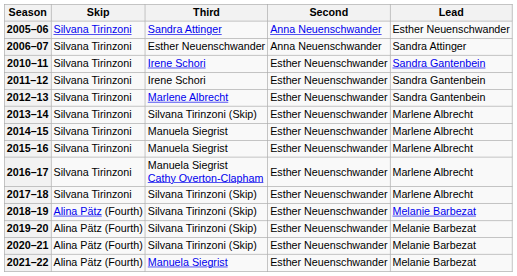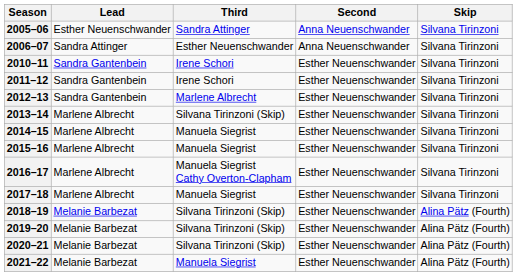columns swapped: (98, 13) <-> (451, 13)
(202, 195) Silvana Tirinzoni (Skip) -> (216, 195) Manuela Siegrist
